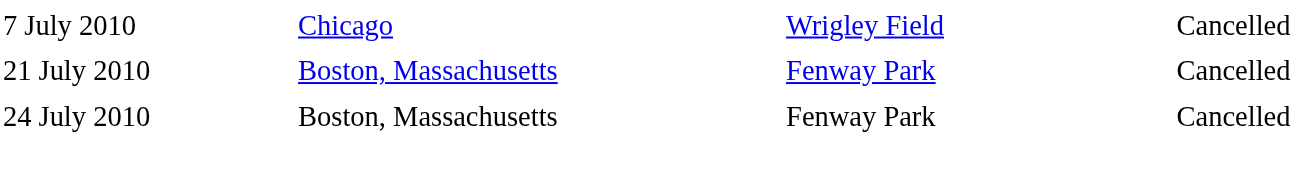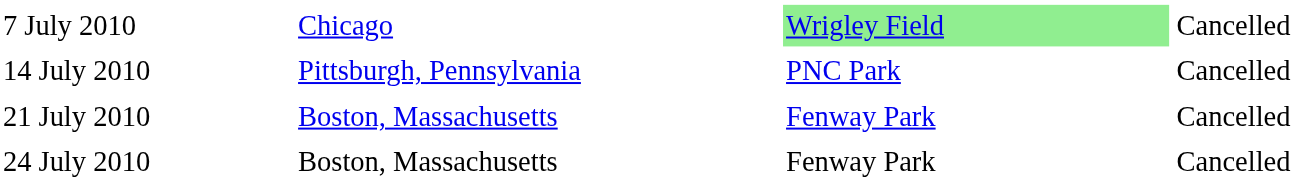(865, 25) no background -> (865, 25) lightgreen background
+ row: (77, 70)
